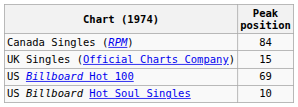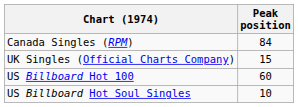(266, 77) 69 -> (266, 77) 60
